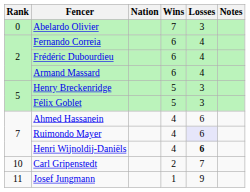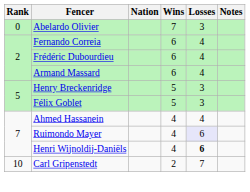(202, 118) 6 -> (202, 118) 4
- row: (64, 179)
